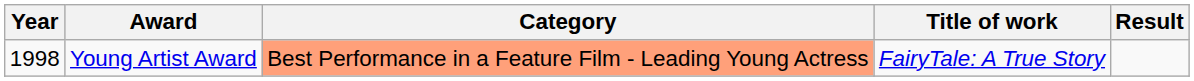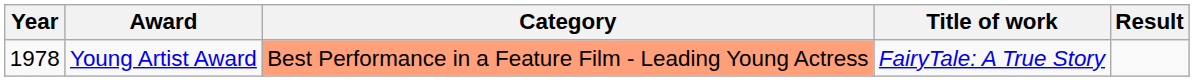(35, 57) 1998 -> (35, 57) 1978
